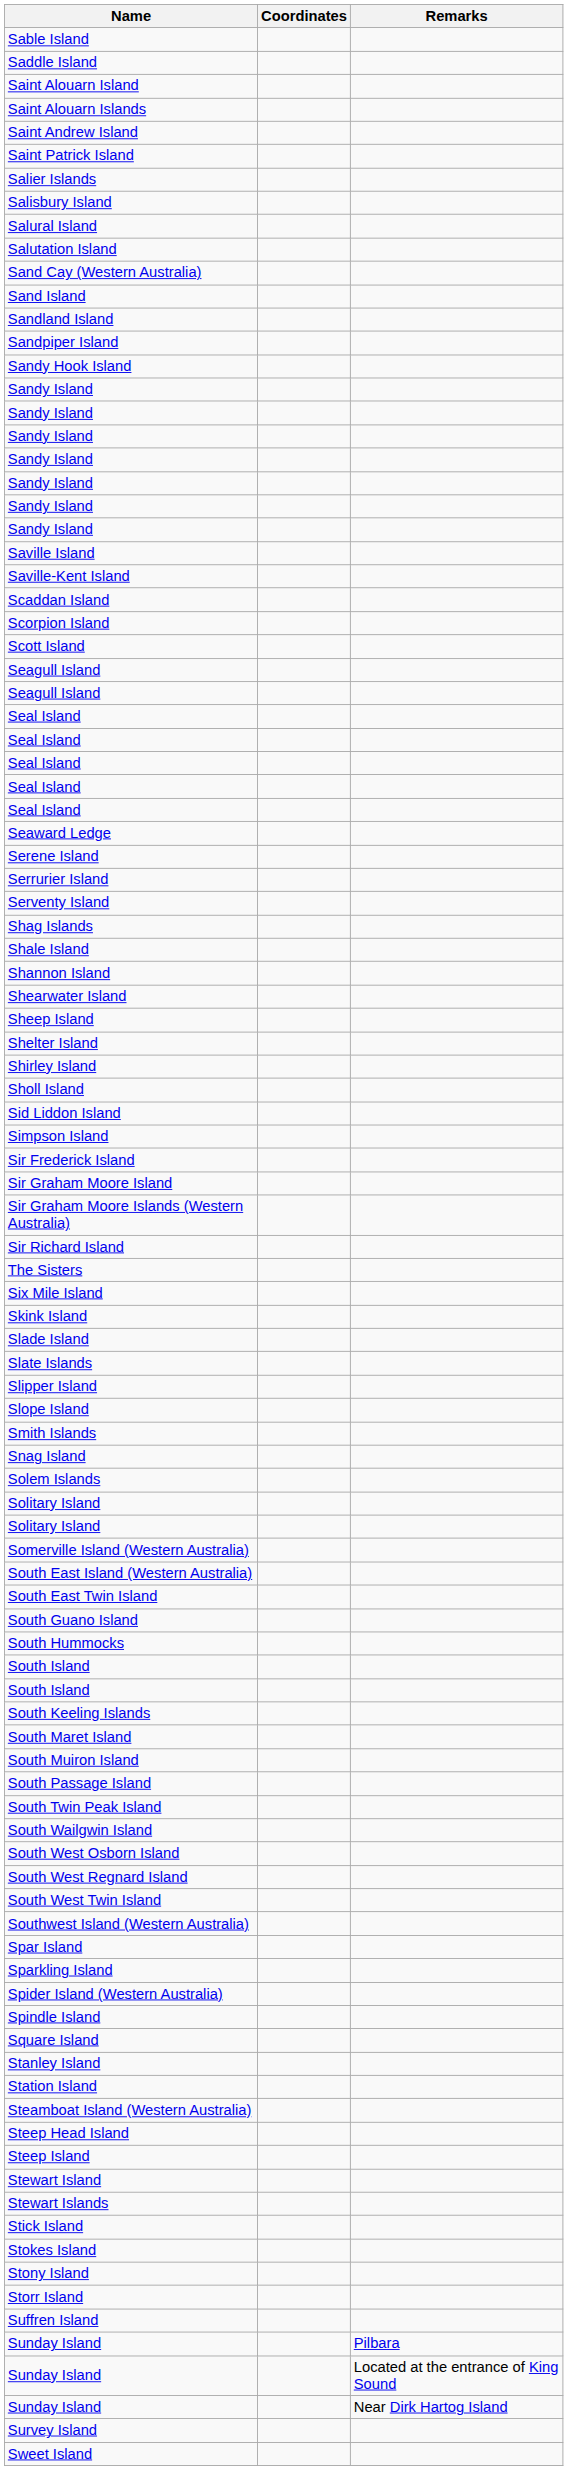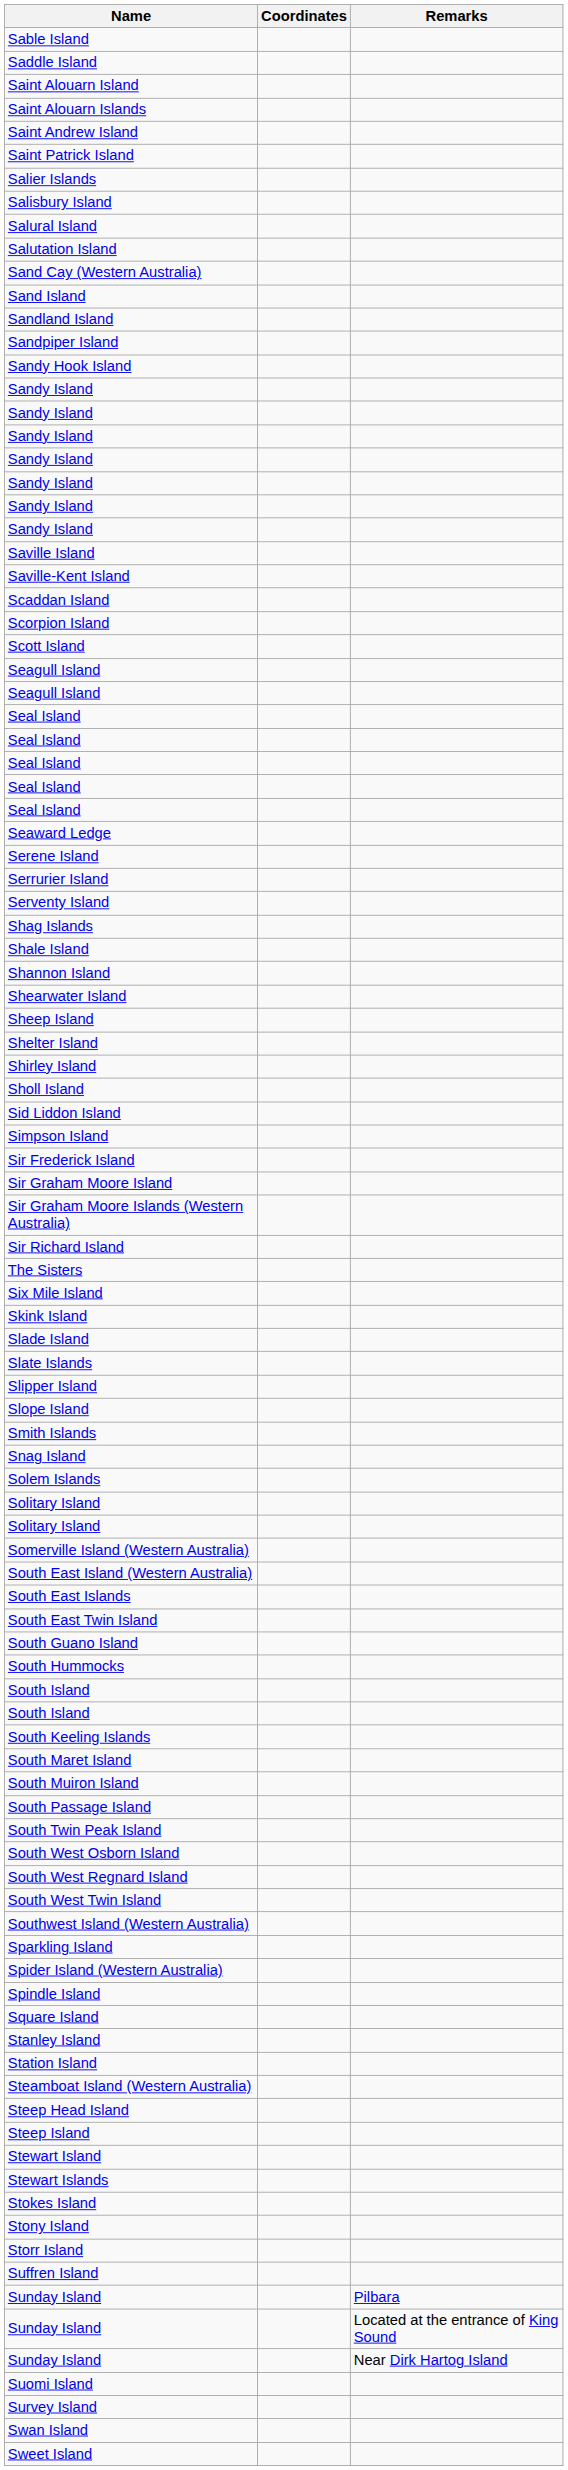+ row: (69, 1596)
- row: (80, 1830)
- row: (45, 1947)
- row: (45, 2227)
+ row: (50, 2383)
+ row: (48, 2430)
